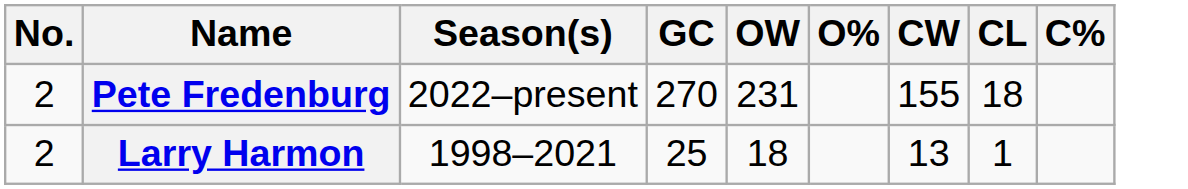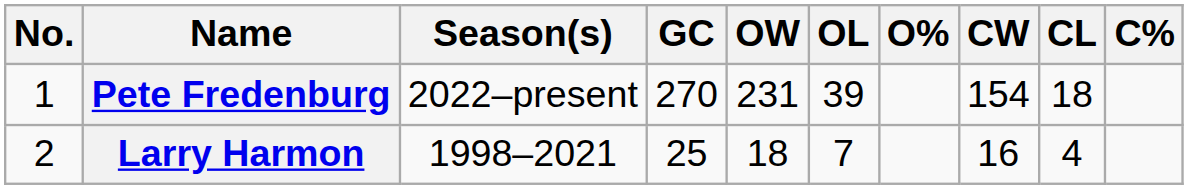+ column: (843, 34)
(44, 93) 2 -> (44, 93) 1
(929, 93) 155 -> (998, 93) 154
(929, 153) 13 -> (998, 153) 16
(1002, 153) 1 -> (1072, 153) 4
